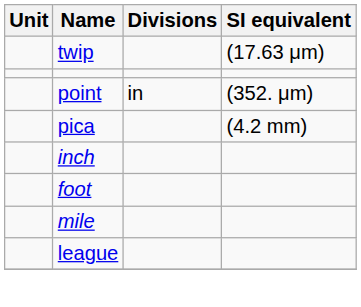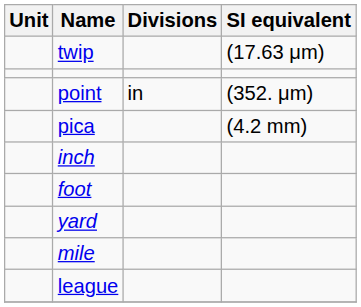+ row: (77, 221)
